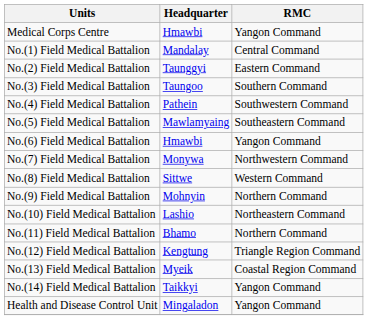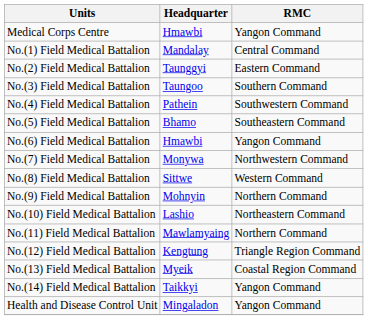(196, 123) Mawlamyaing -> (179, 123) Bhamo
(179, 232) Bhamo -> (196, 232) Mawlamyaing
